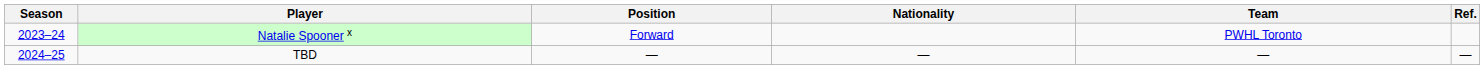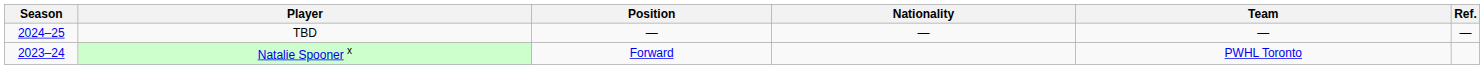rows swapped: (305, 34) <-> (305, 55)
